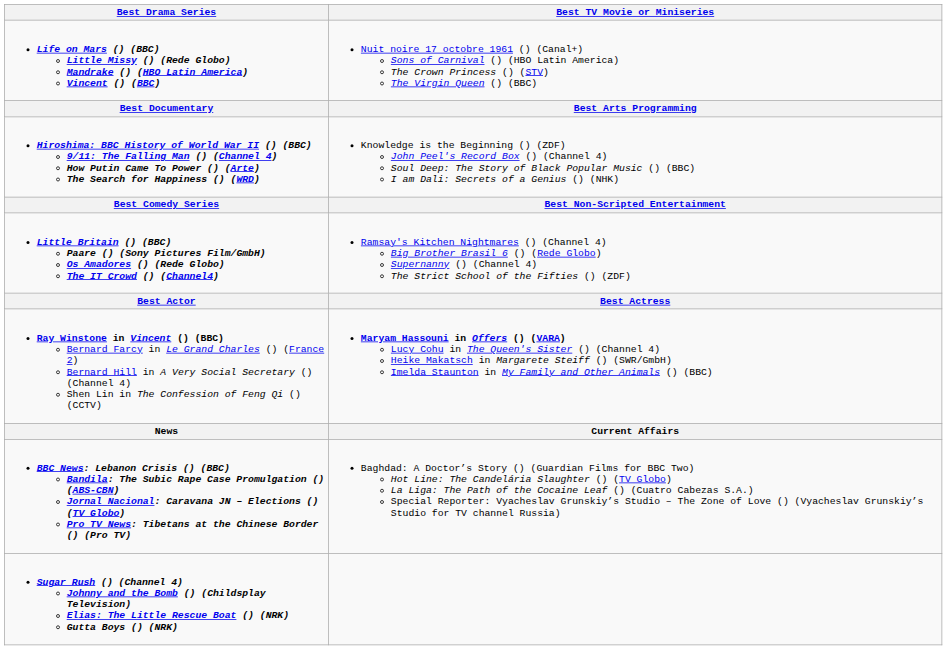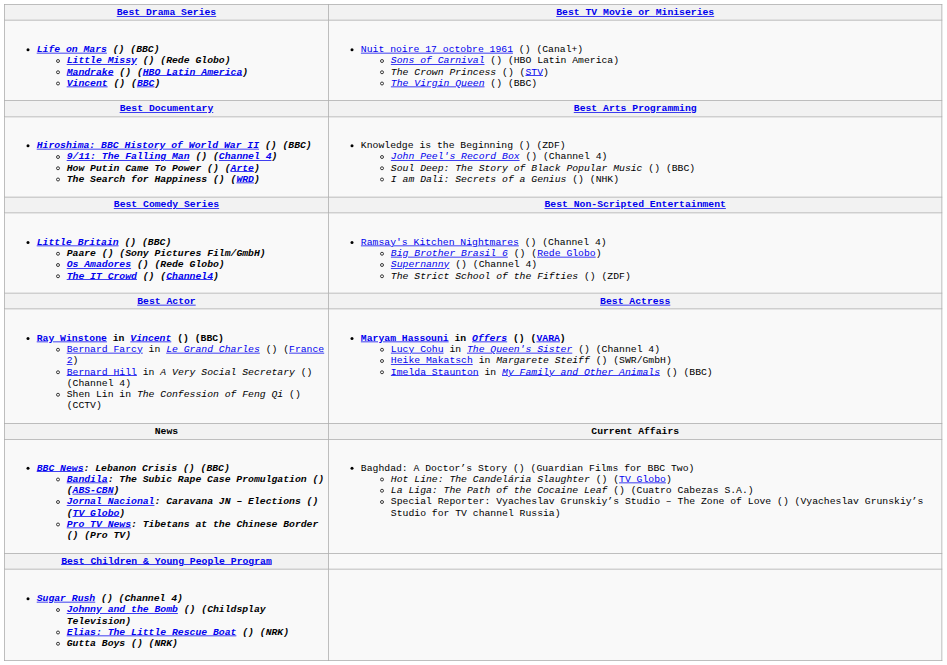+ row: (166, 561)
